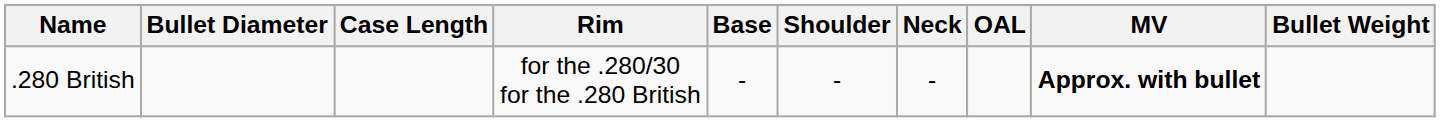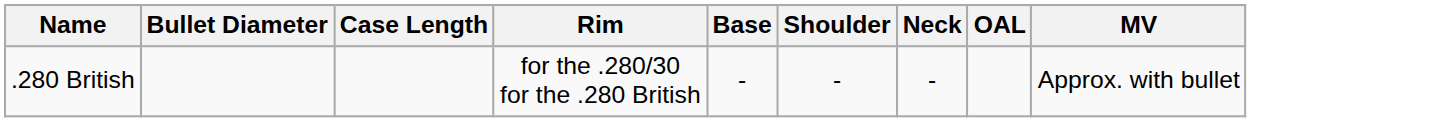- column: (1351, 25)
(1149, 81) bold -> (1139, 81) normal
